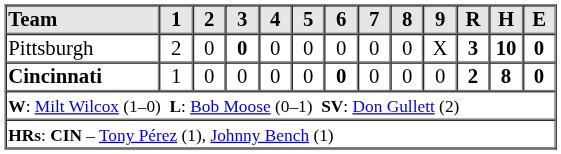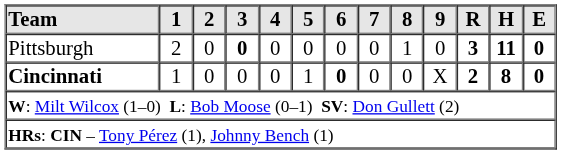(407, 48) 0 -> (407, 48) 1
(440, 48) X -> (440, 48) 0
(506, 48) 10 -> (506, 48) 11
(308, 76) 0 -> (308, 76) 1
(440, 76) 0 -> (440, 76) X
